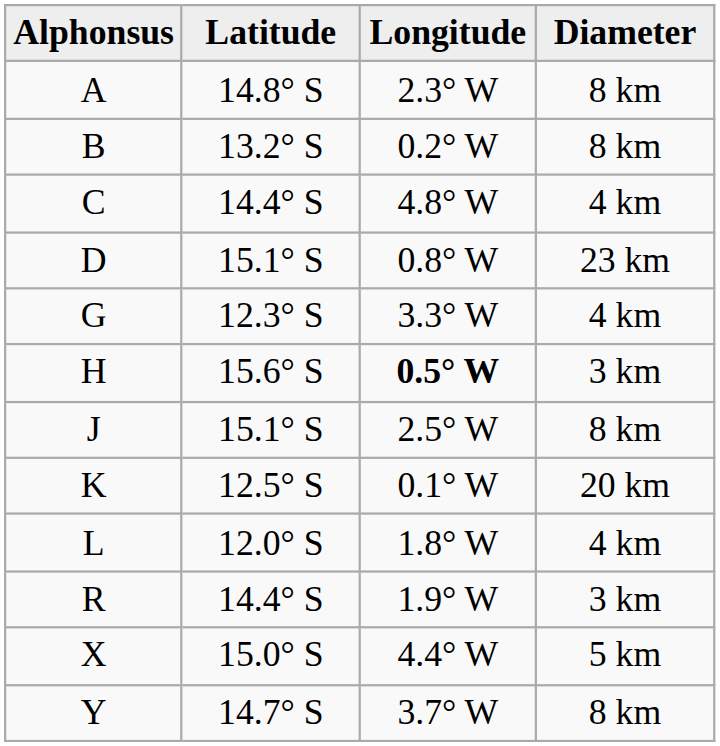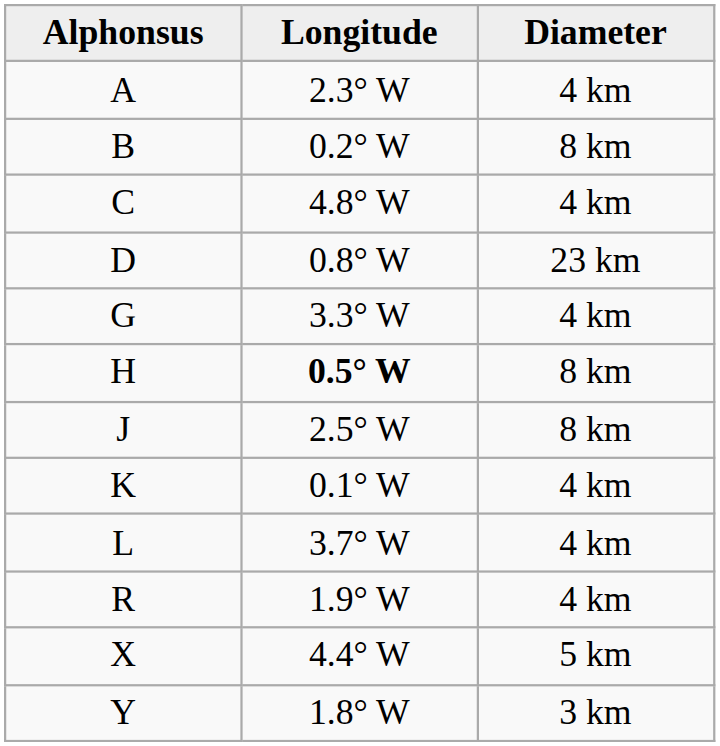- column: (271, 32)
(625, 89) 8 km -> (595, 89) 4 km
(625, 372) 3 km -> (595, 372) 8 km
(625, 485) 20 km -> (595, 485) 4 km
(448, 542) 1.8° W -> (359, 542) 3.7° W
(625, 598) 3 km -> (595, 598) 4 km
(448, 711) 3.7° W -> (359, 711) 1.8° W
(625, 711) 8 km -> (595, 711) 3 km
